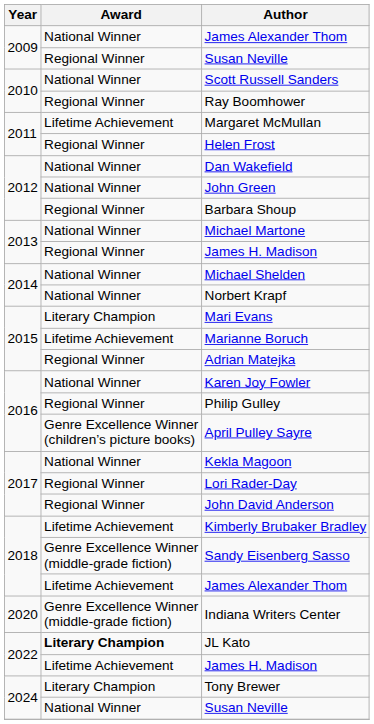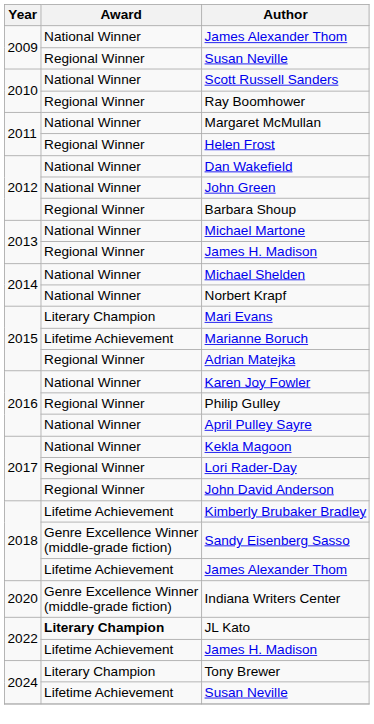(109, 123) Lifetime Achievement -> (92, 123) National Winner
(121, 432) Genre Excellence Winner (children’s picture books) -> (92, 425) National Winner
(92, 708) National Winner -> (109, 692) Lifetime Achievement
